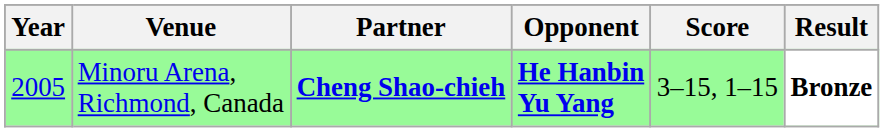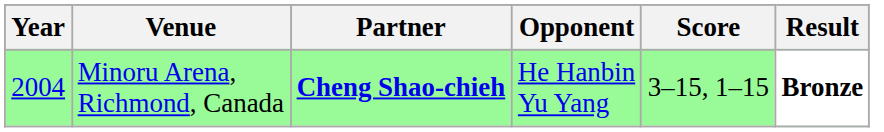(38, 87) 2005 -> (38, 87) 2004
(581, 87) bold -> (577, 87) normal
